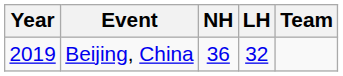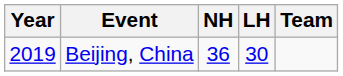(257, 53) 32 -> (257, 53) 30
